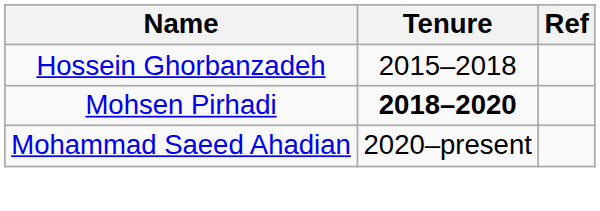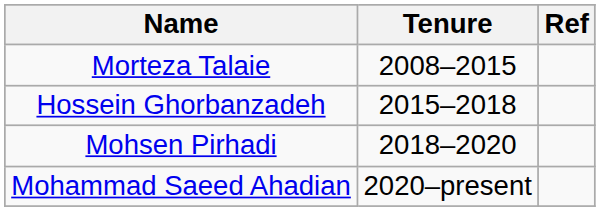+ row: (181, 64)
(448, 105) bold -> (448, 145) normal
